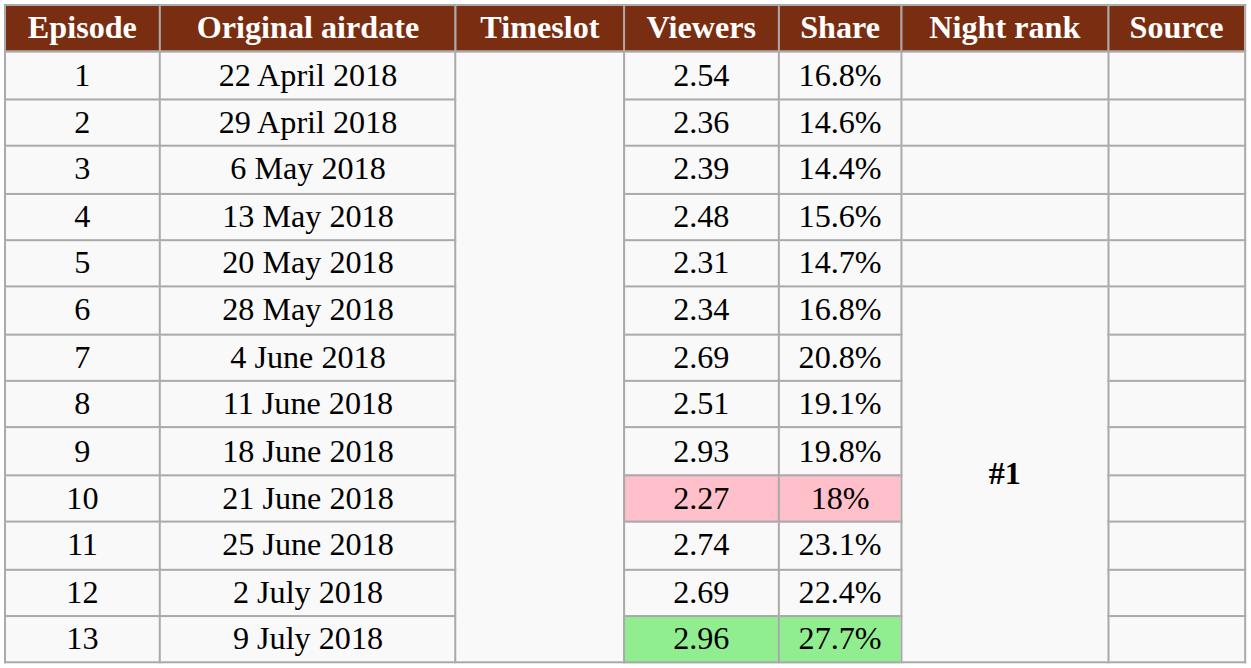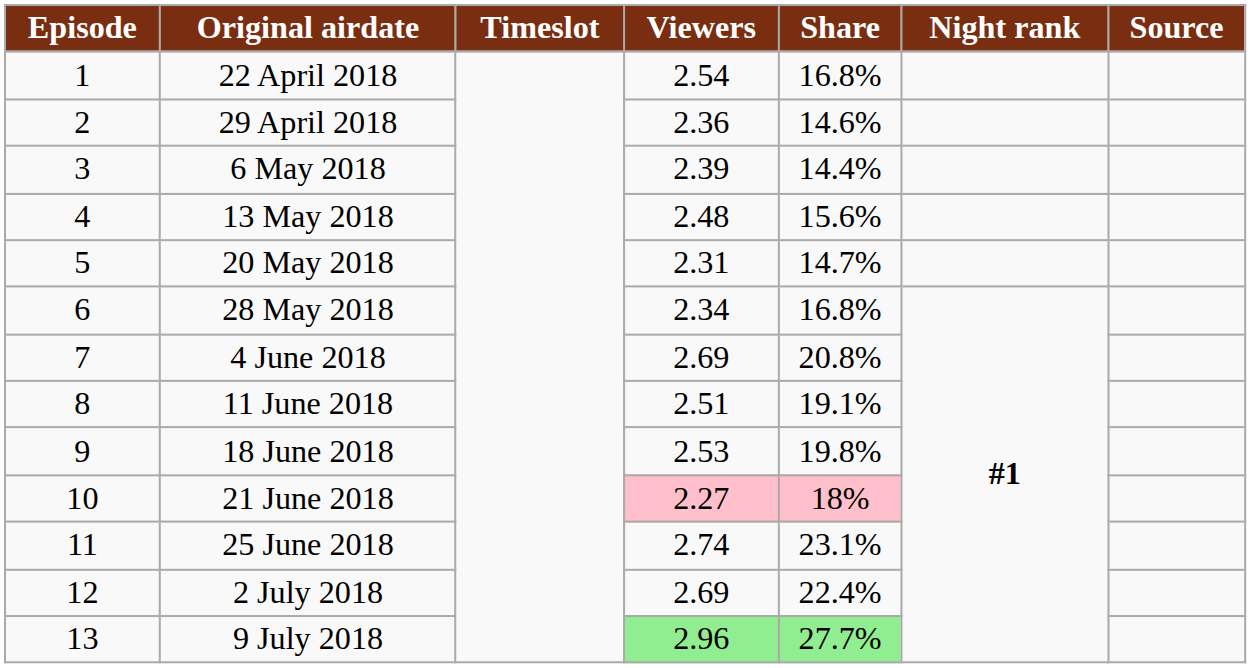(701, 450) 2.93 -> (701, 450) 2.53
